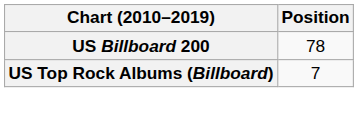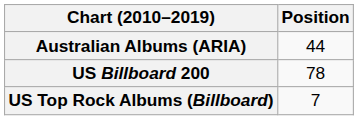+ row: (141, 45)
